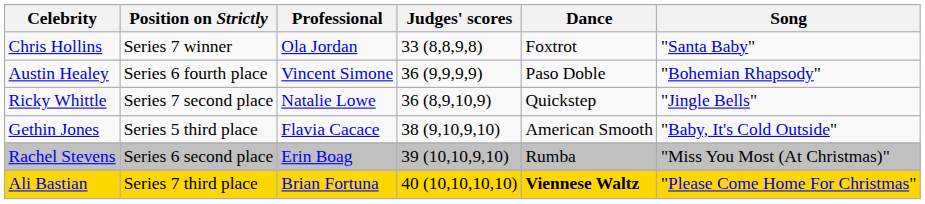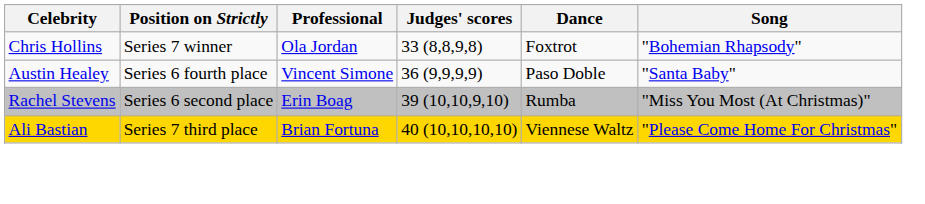(708, 45) "Santa Baby" -> (722, 45) "Bohemian Rhapsody"
(741, 73) "Bohemian Rhapsody" -> (689, 73) "Santa Baby"
- row: (58, 101)
- row: (54, 128)
(582, 184) bold -> (580, 128) normal
